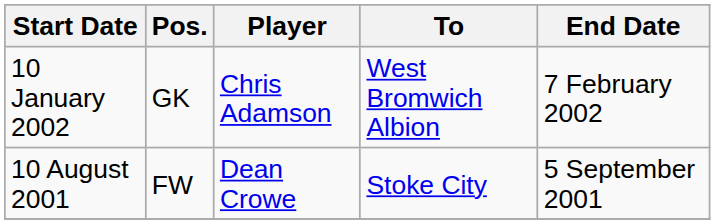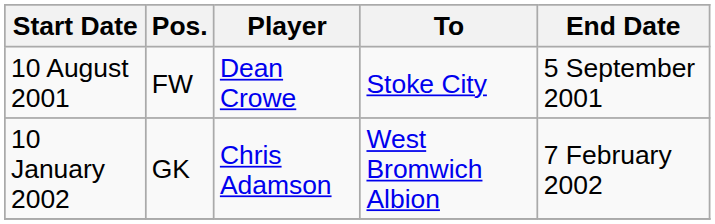rows swapped: (70, 184) <-> (58, 97)
